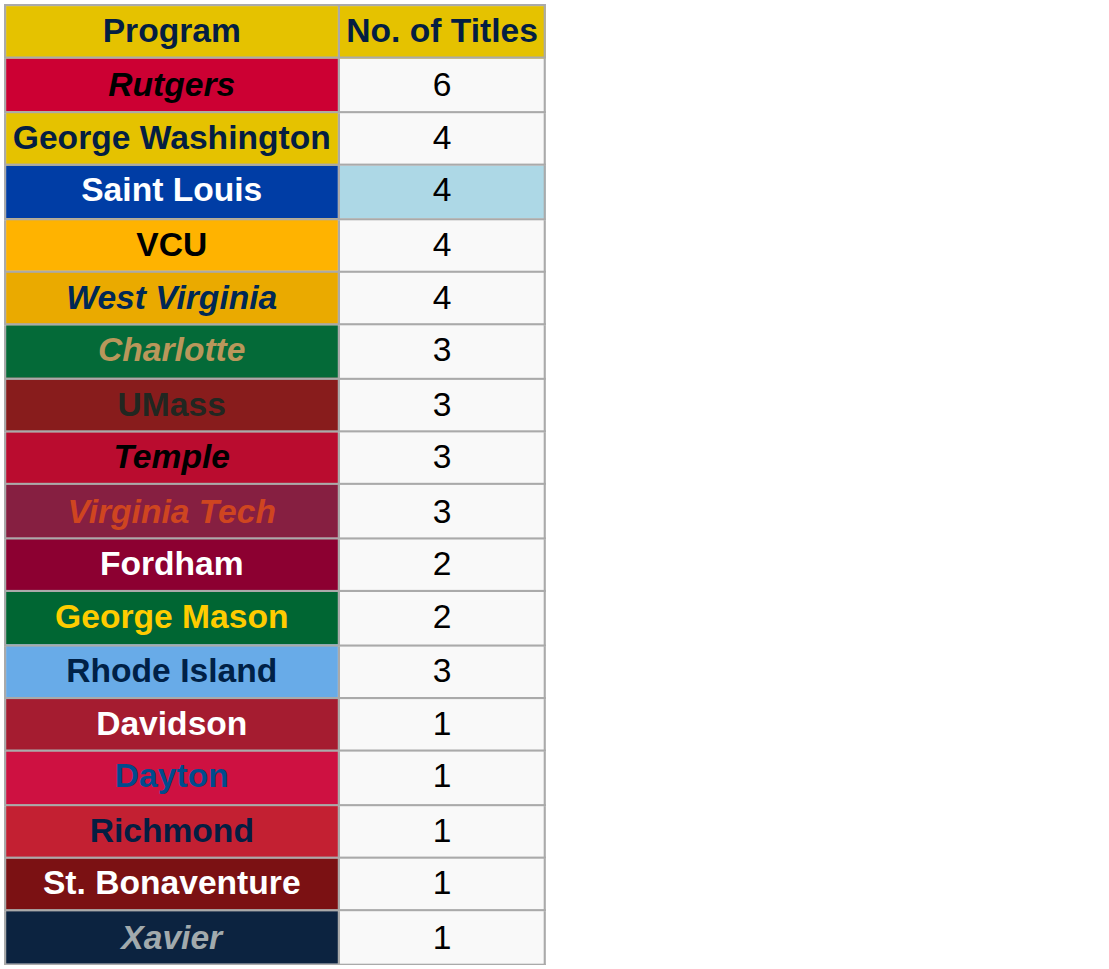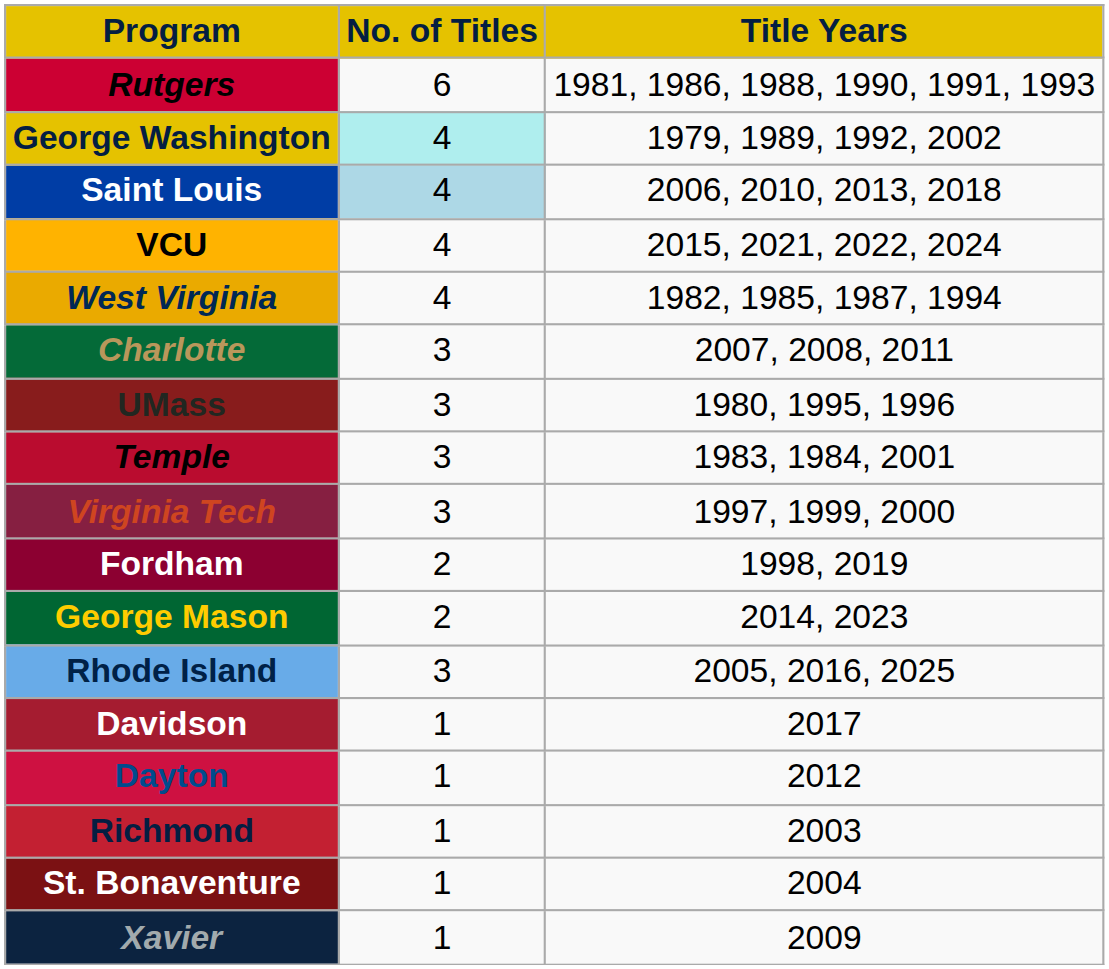+ column: (824, 31)
(442, 137) no background -> (442, 137) paleturquoise background
